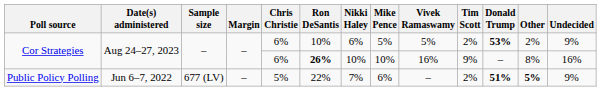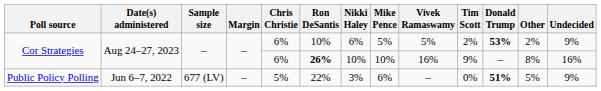(356, 78) 7% -> (356, 78) 3%
(470, 78) 2% -> (470, 78) 0%
(532, 78) bold -> (532, 78) normal
